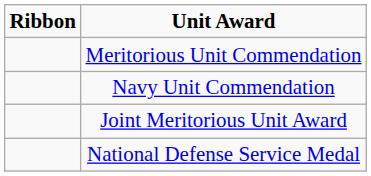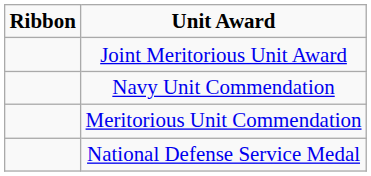rows swapped: (224, 120) <-> (224, 54)
